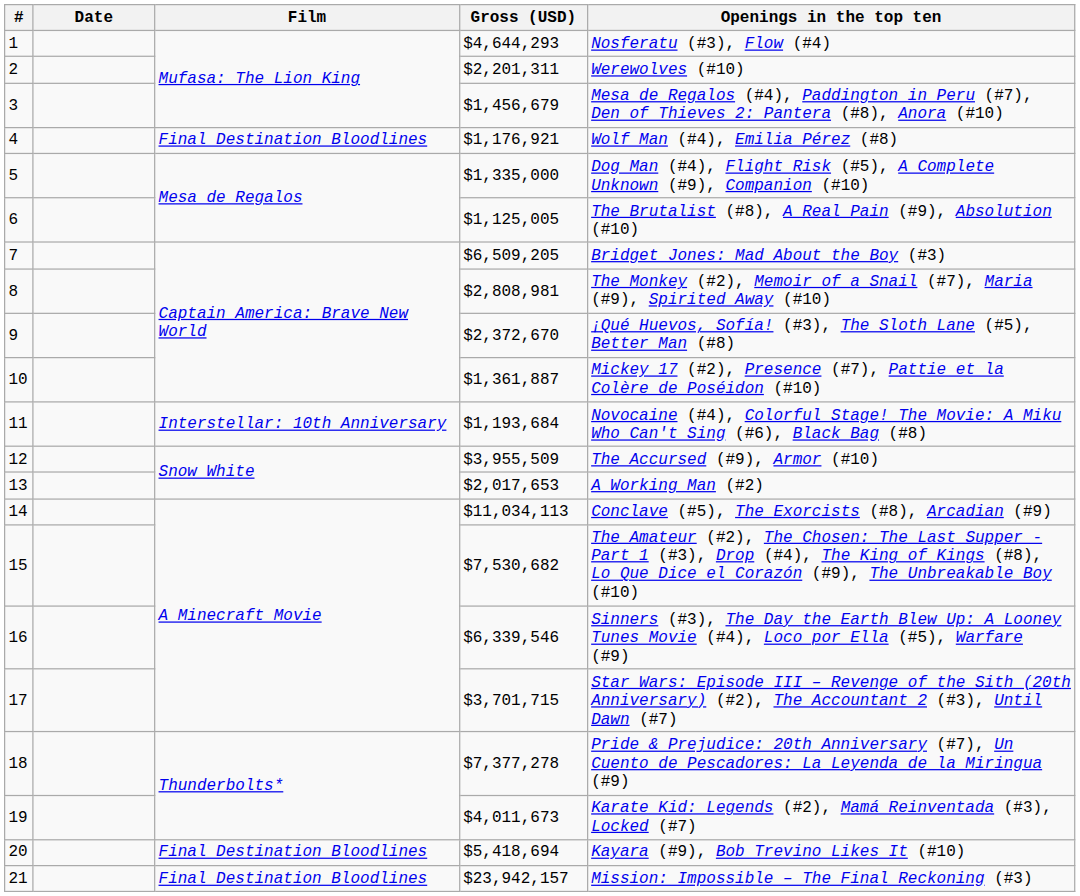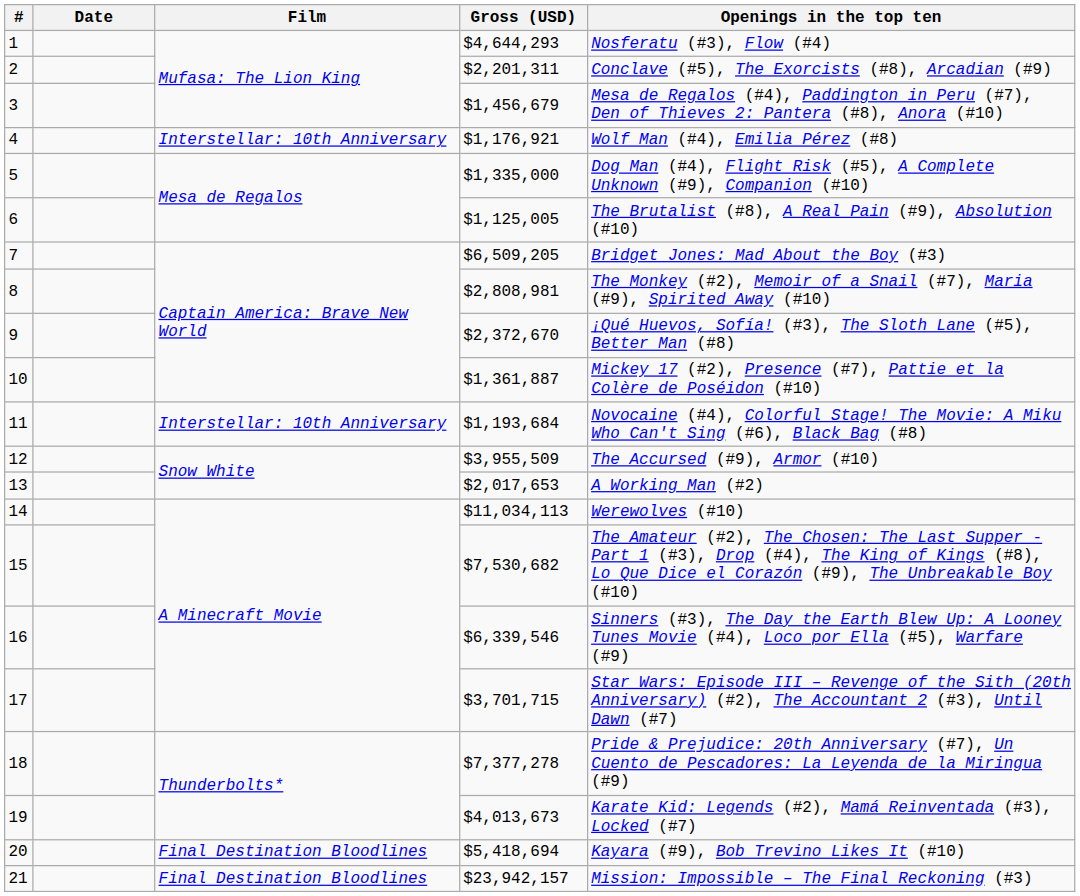(668, 70) Werewolves (#10) -> (821, 70) Conclave (#5), The Exorcists (#8), Arcadian (#9)
(293, 140) Final Destination Bloodlines -> (302, 140) Interstellar: 10th Anniversary
(821, 512) Conclave (#5), The Exorcists (#8), Arcadian (#9) -> (668, 512) Werewolves (#10)
(511, 817) $4,011,673 -> (511, 817) $4,013,673
